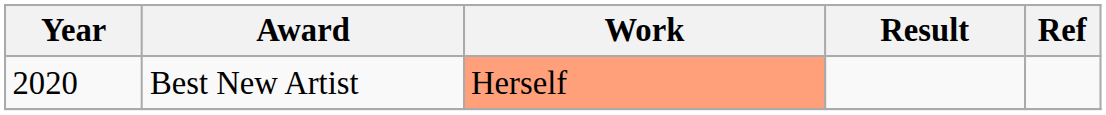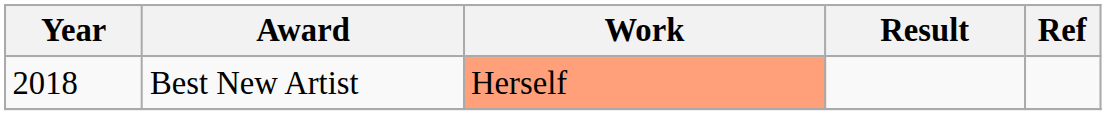(45, 82) 2020 -> (45, 82) 2018
